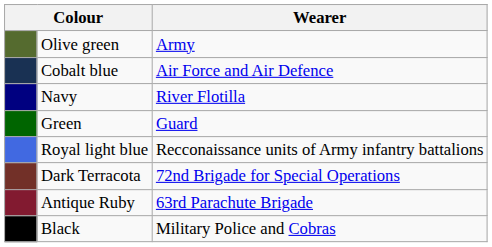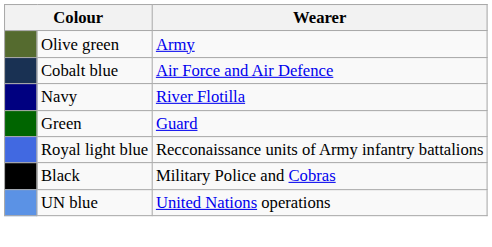- row: (91, 176)
- row: (88, 202)
+ row: (69, 202)
